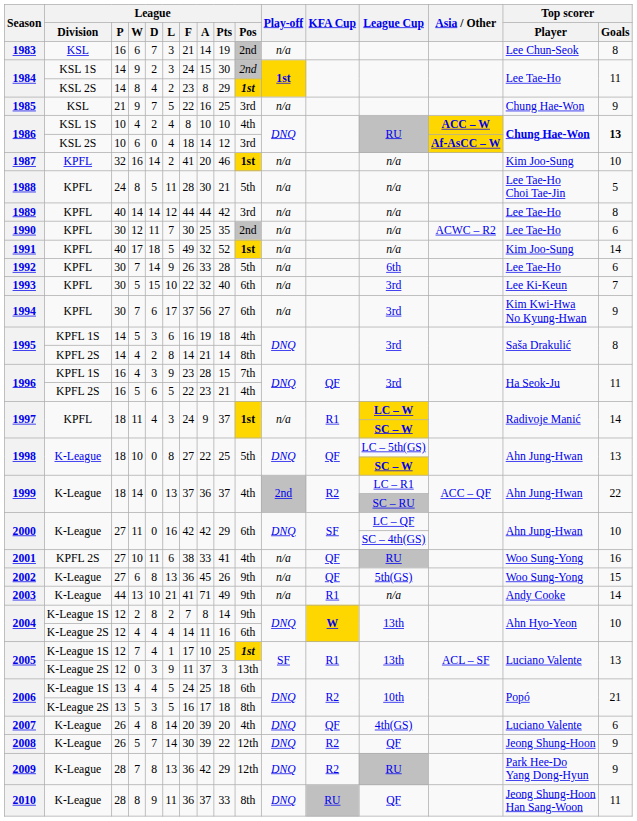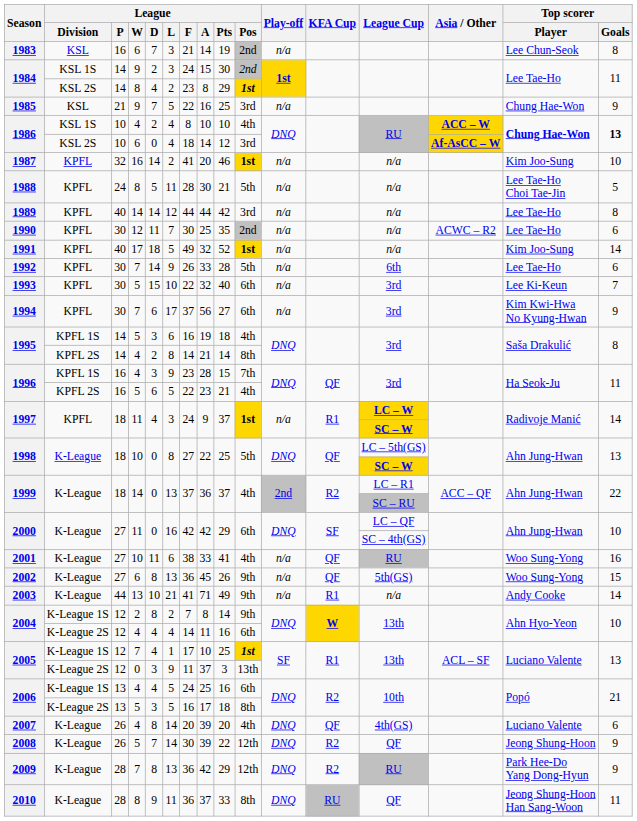(78, 558) KPFL 2S -> (78, 558) K-League
(224, 688) 18 -> (224, 688) 16
